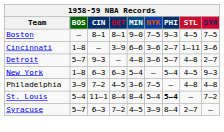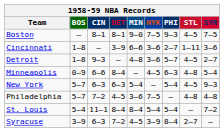(79, 60) 5–7 -> (79, 60) 1–8
(191, 60) 4–8 -> (191, 60) 4–5
+ row: (31, 73)
(79, 73) 1–8 -> (79, 85) 5–7
(79, 85) 3–9 -> (79, 97) 5–7
(171, 97) bold -> (171, 110) normal
(79, 110) 5–7 -> (79, 122) 3–9
